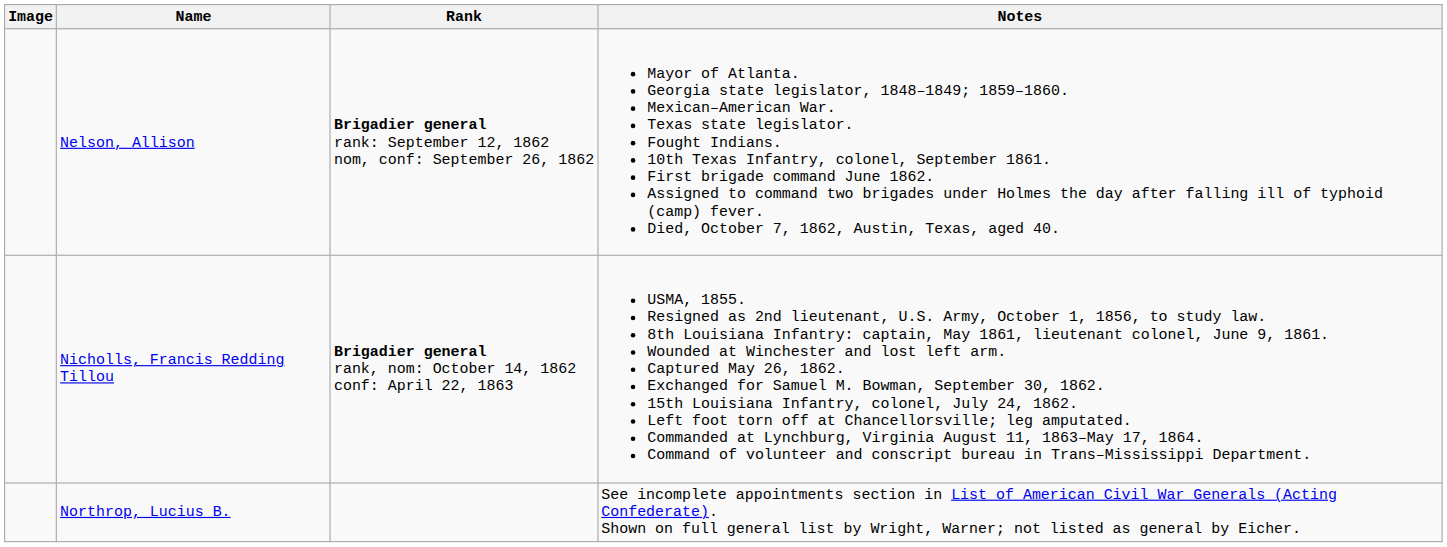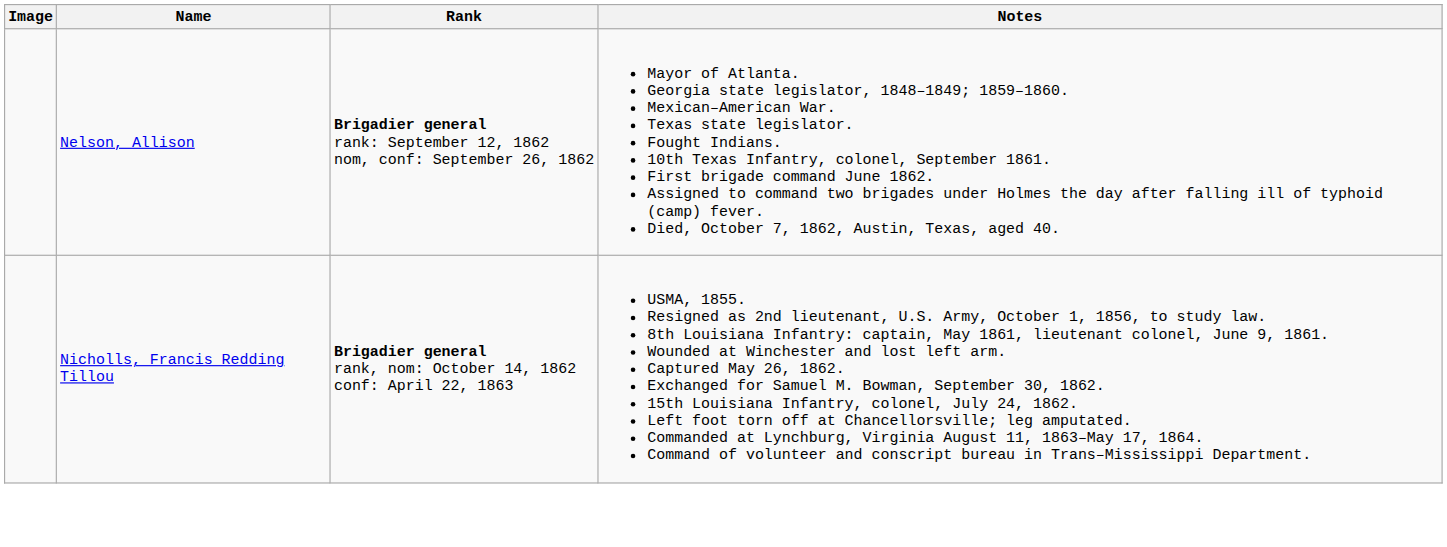- row: (145, 512)
